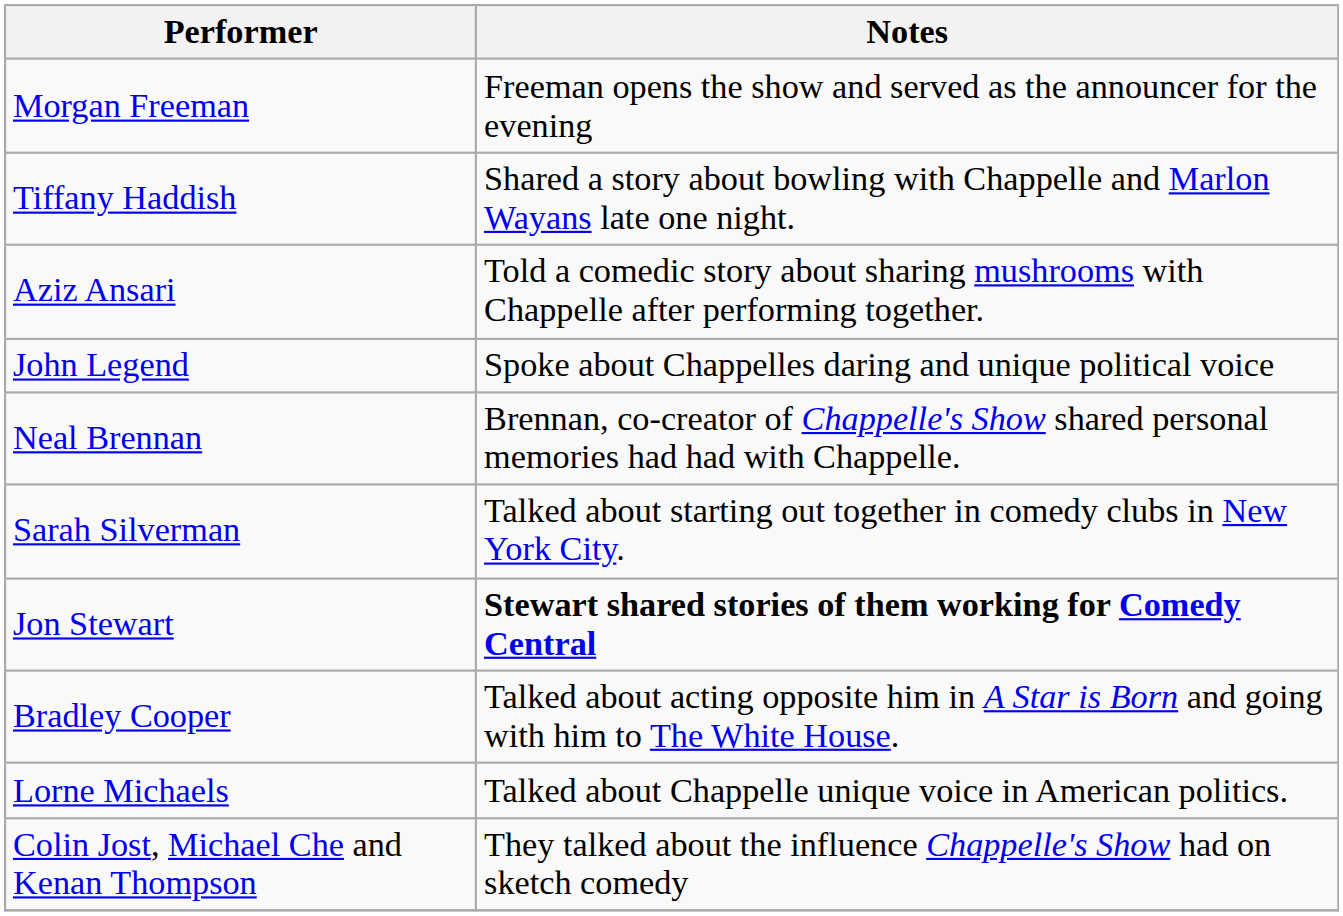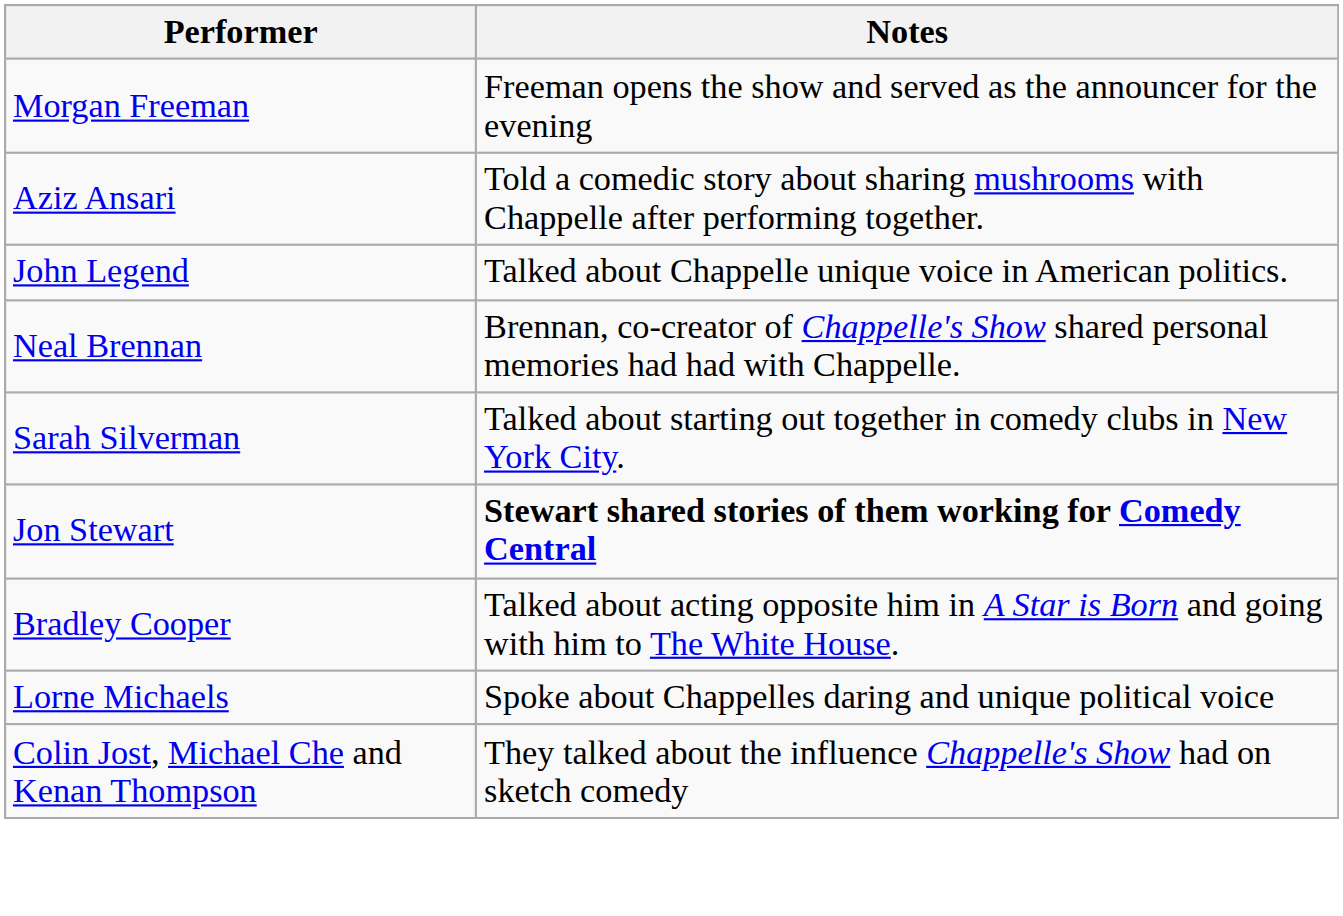- row: (125, 198)
(879, 364) Spoke about Chappelles daring and unique political voice -> (886, 271) Talked about Chappelle unique voice in American politics.
(886, 790) Talked about Chappelle unique voice in American politics. -> (879, 697) Spoke about Chappelles daring and unique political voice
